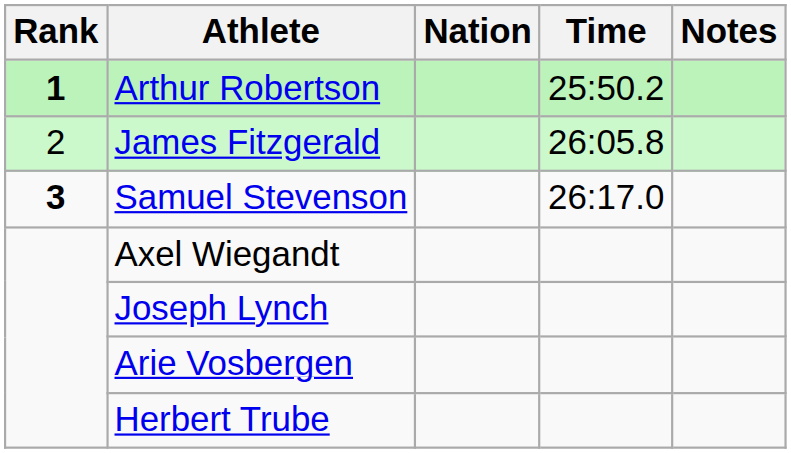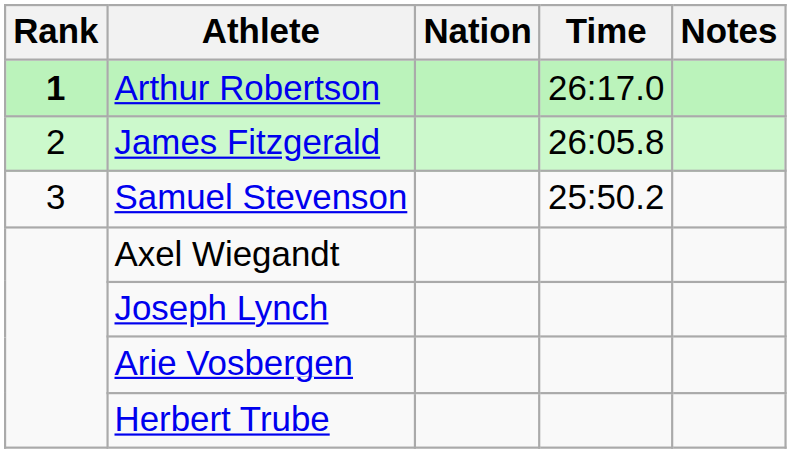(606, 87) 25:50.2 -> (606, 87) 26:17.0
(56, 198) bold -> (56, 198) normal
(606, 198) 26:17.0 -> (606, 198) 25:50.2
